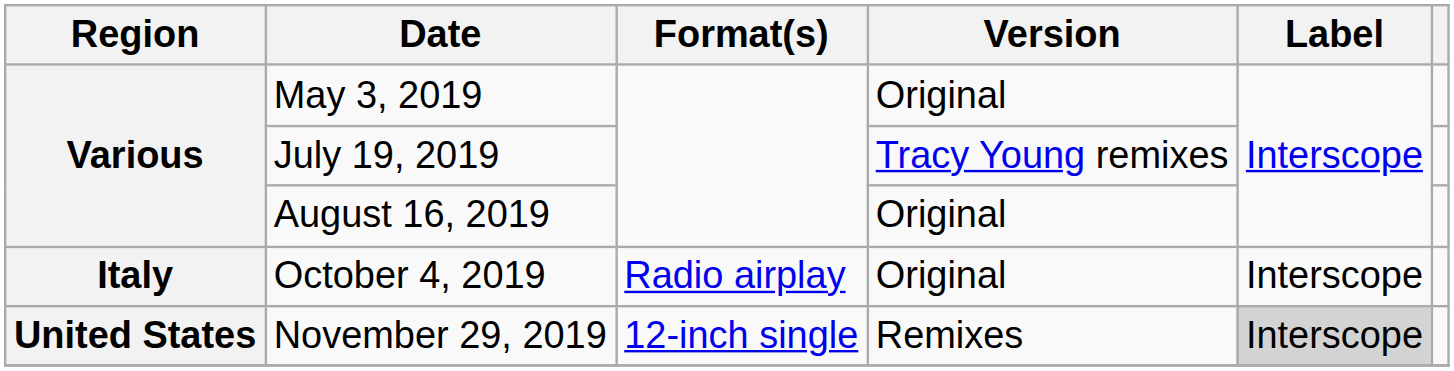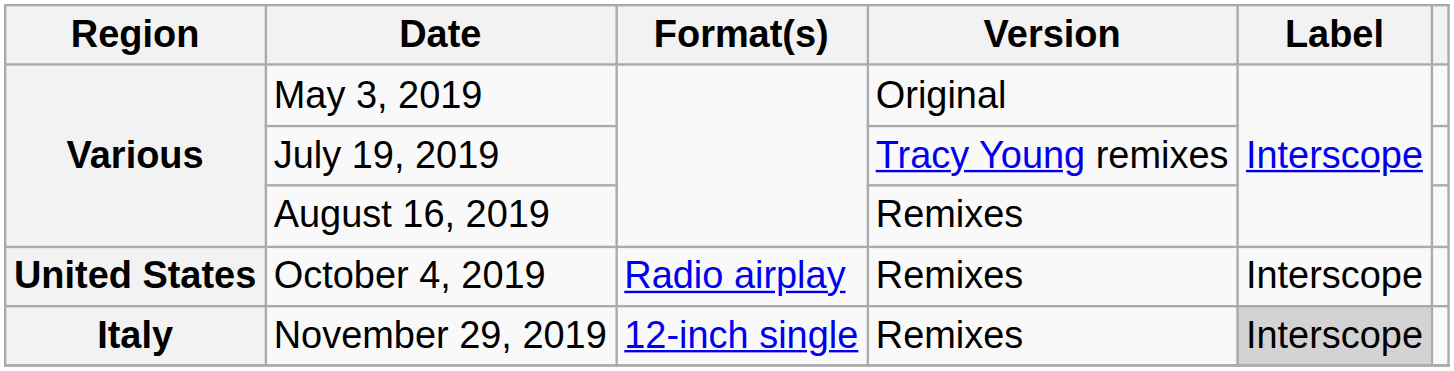(941, 214) Original -> (950, 214) Remixes
(135, 275) Italy -> (135, 275) United States
(941, 275) Original -> (950, 275) Remixes
(135, 335) United States -> (135, 335) Italy
